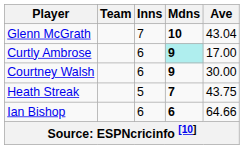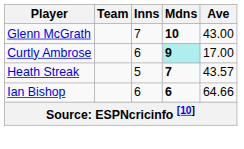(221, 33) 43.04 -> (218, 33) 43.00
- row: (51, 72)
(221, 92) 43.75 -> (218, 72) 43.57
